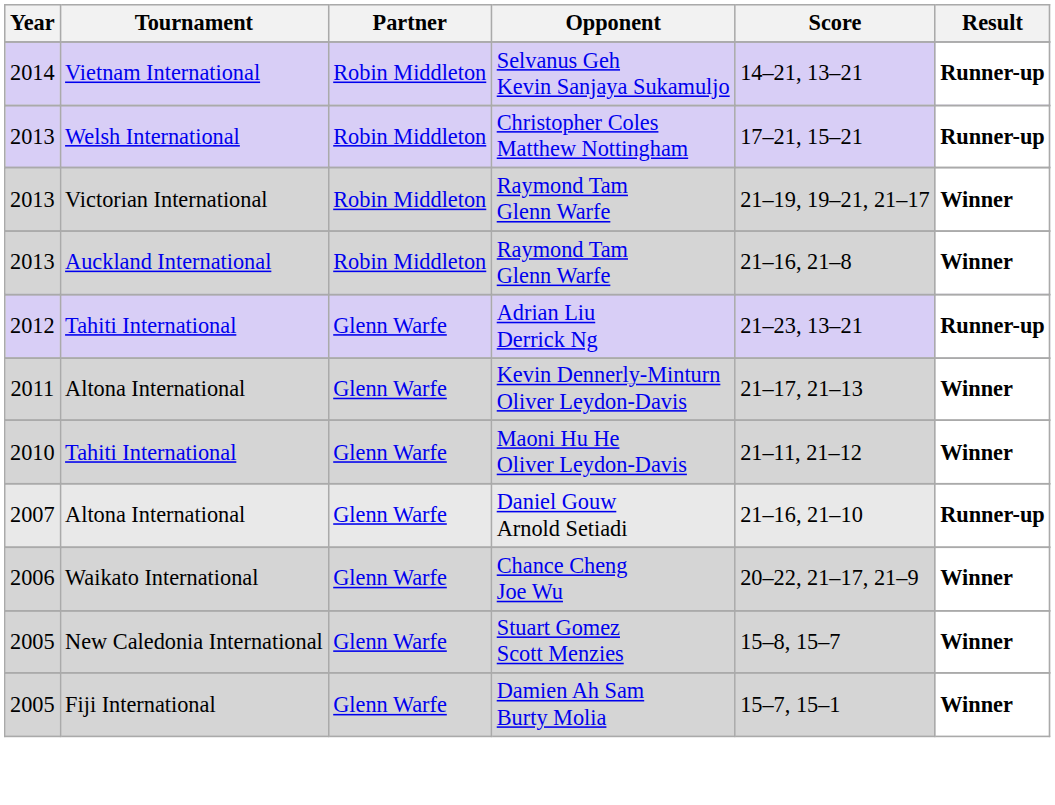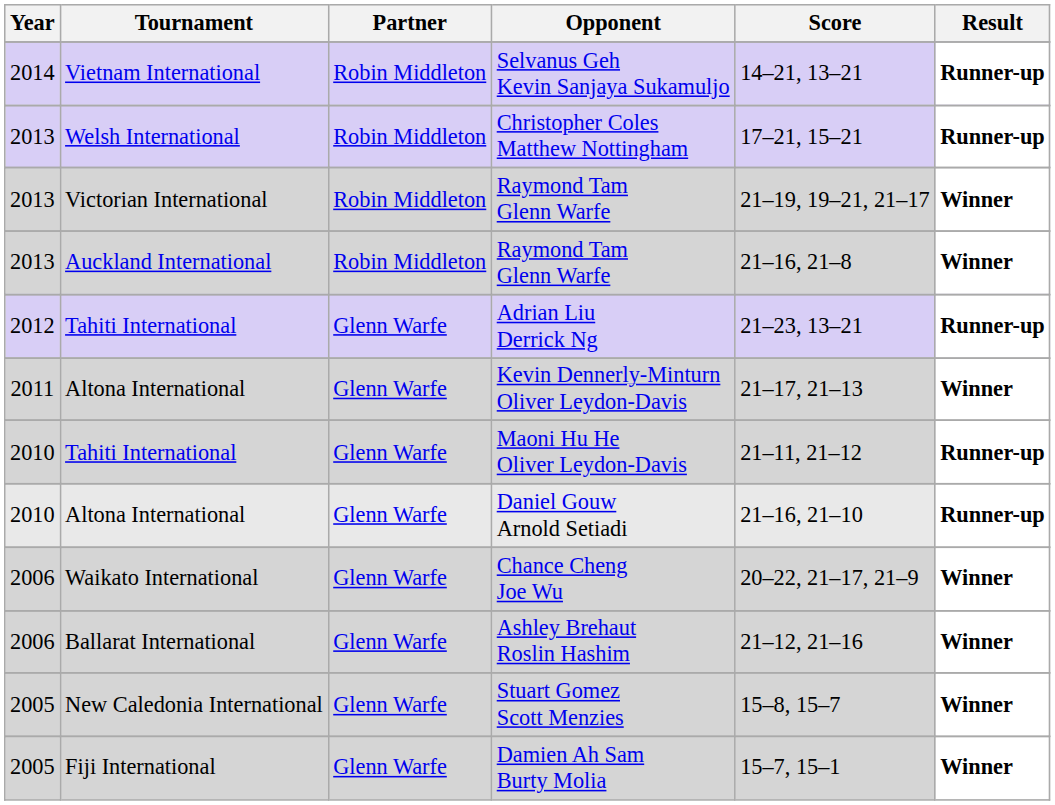(977, 452) Winner -> (992, 452) Runner-up
(32, 515) 2007 -> (32, 515) 2010
+ row: (160, 641)
